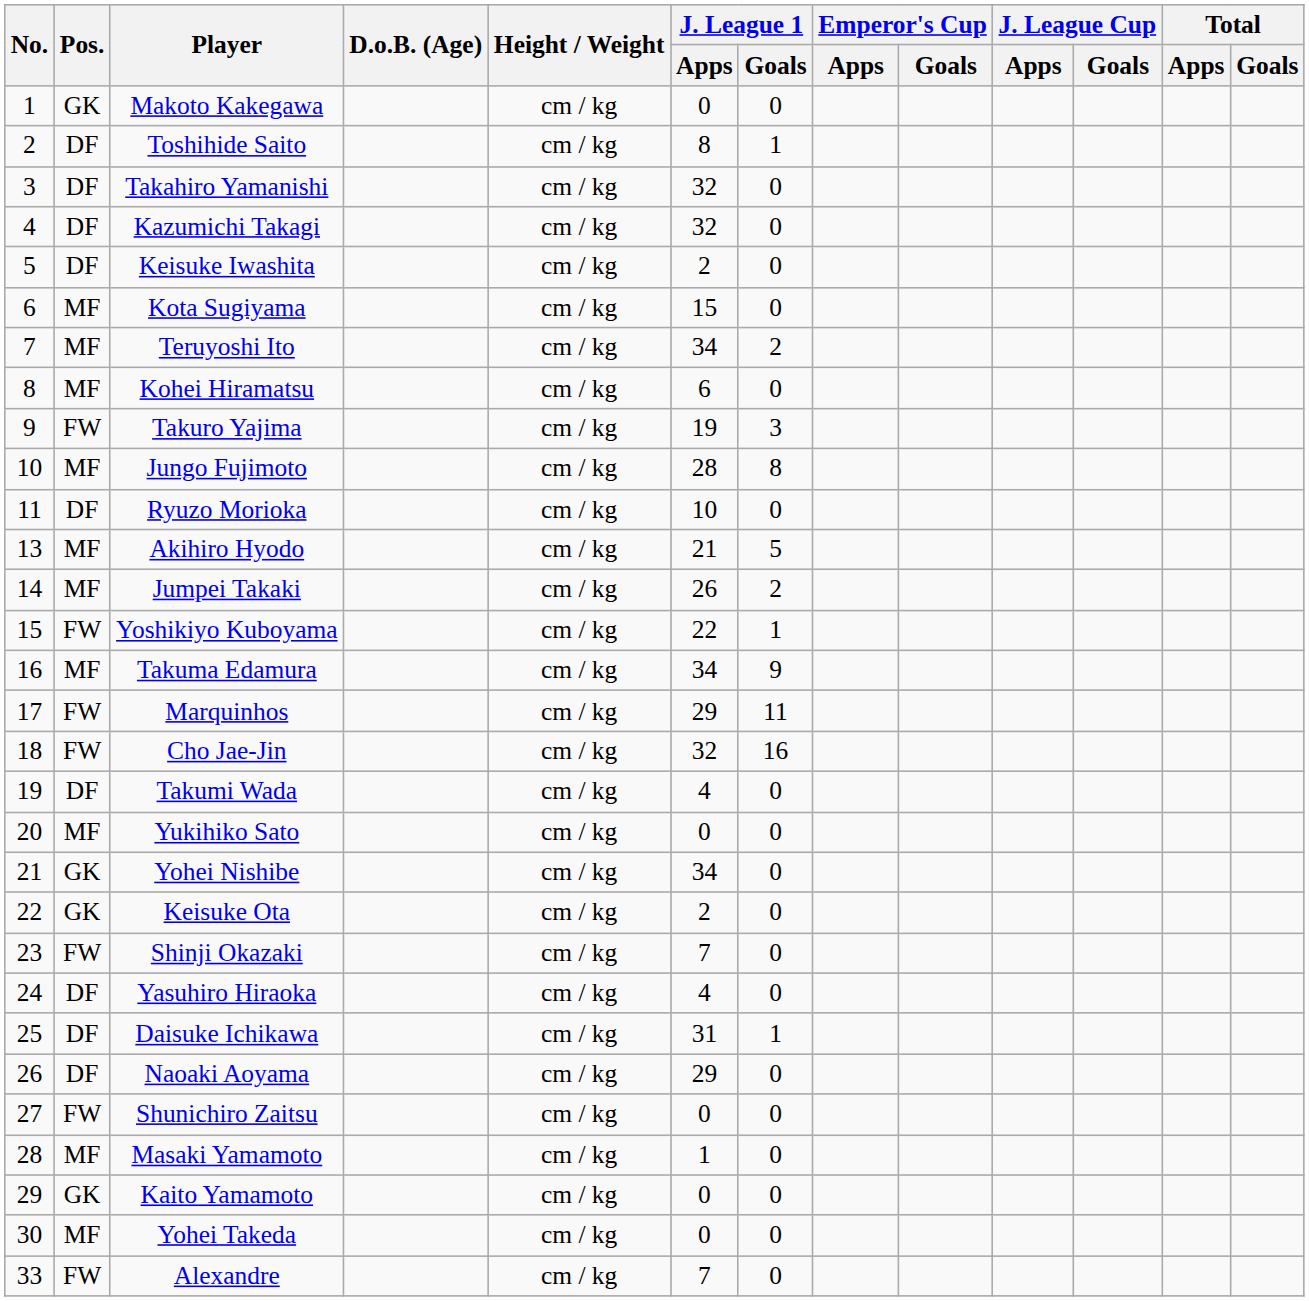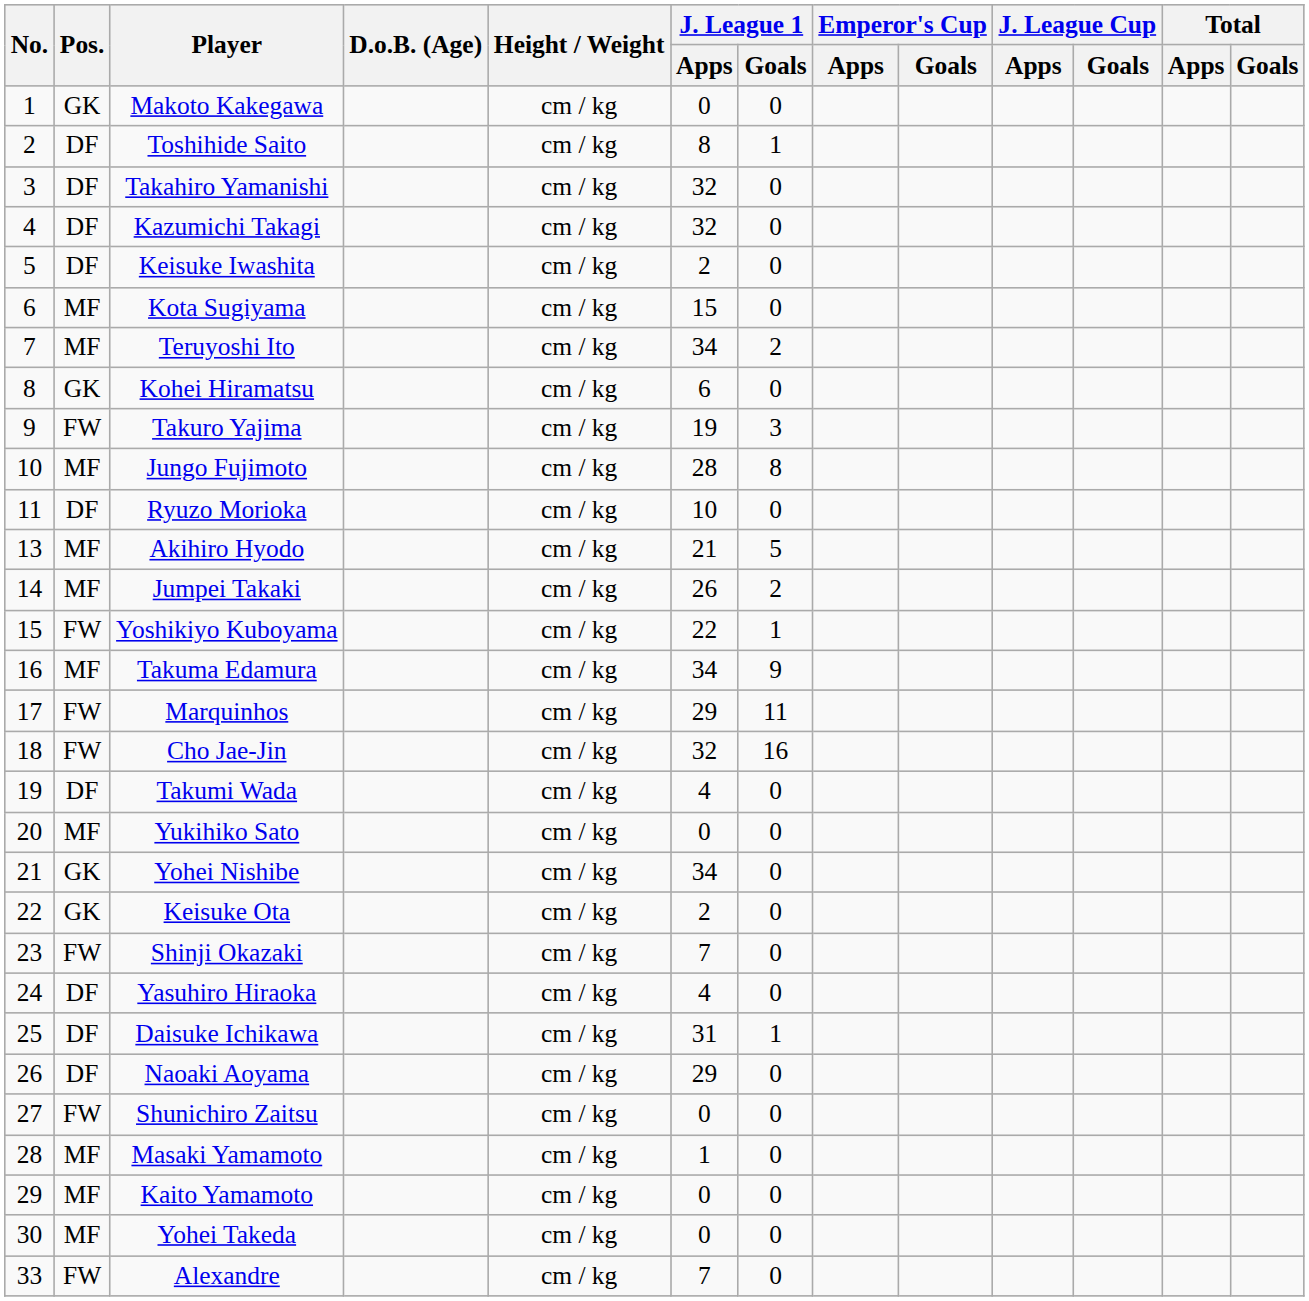(82, 387) MF -> (82, 387) GK
(82, 1194) GK -> (82, 1194) MF
